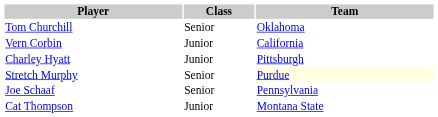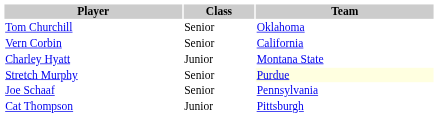(199, 43) Junior -> (199, 43) Senior
(280, 59) Pittsburgh -> (290, 59) Montana State
(290, 106) Montana State -> (280, 106) Pittsburgh
